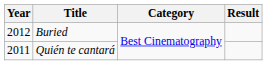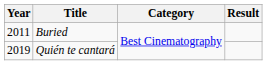(19, 32) 2012 -> (19, 32) 2011
(19, 50) 2011 -> (19, 50) 2019
